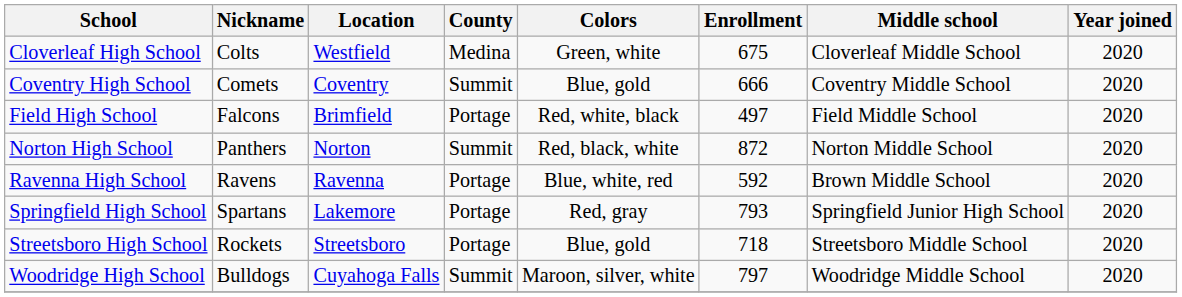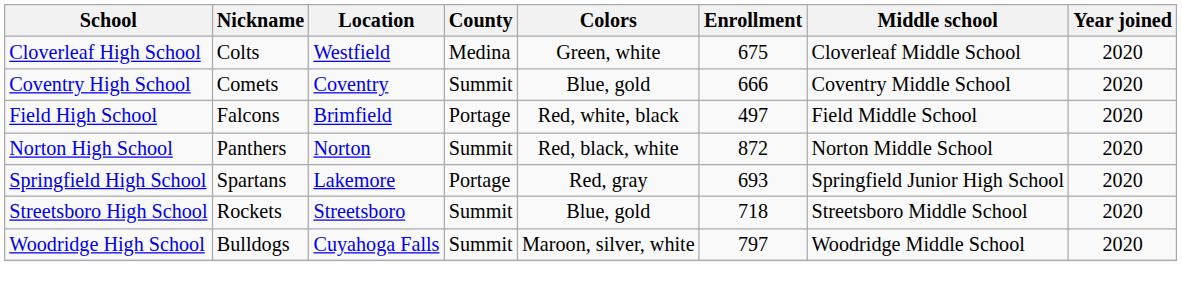- row: (98, 180)
(753, 212) 793 -> (753, 180) 693
(480, 244) Portage -> (481, 212) Summit
